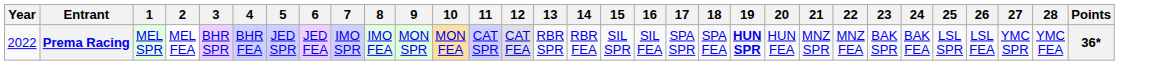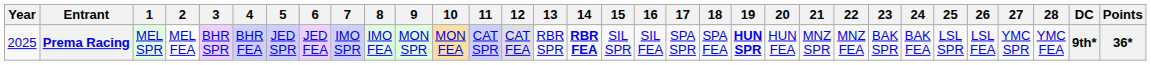+ column: (1084, 14)
(22, 42) 2022 -> (22, 42) 2025
(584, 42) normal -> (584, 42) bold
